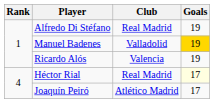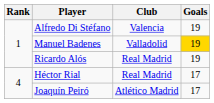(147, 28) Real Madrid -> (147, 28) Valencia
(147, 59) Valencia -> (147, 59) Real Madrid
(195, 75) lightyellow background -> (195, 75) no background
